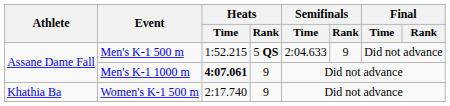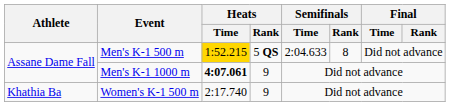(226, 53) no background -> (226, 53) gold background
(345, 53) 9 -> (345, 53) 8
